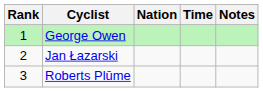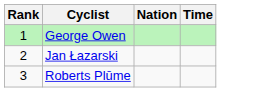- column: (237, 14)
